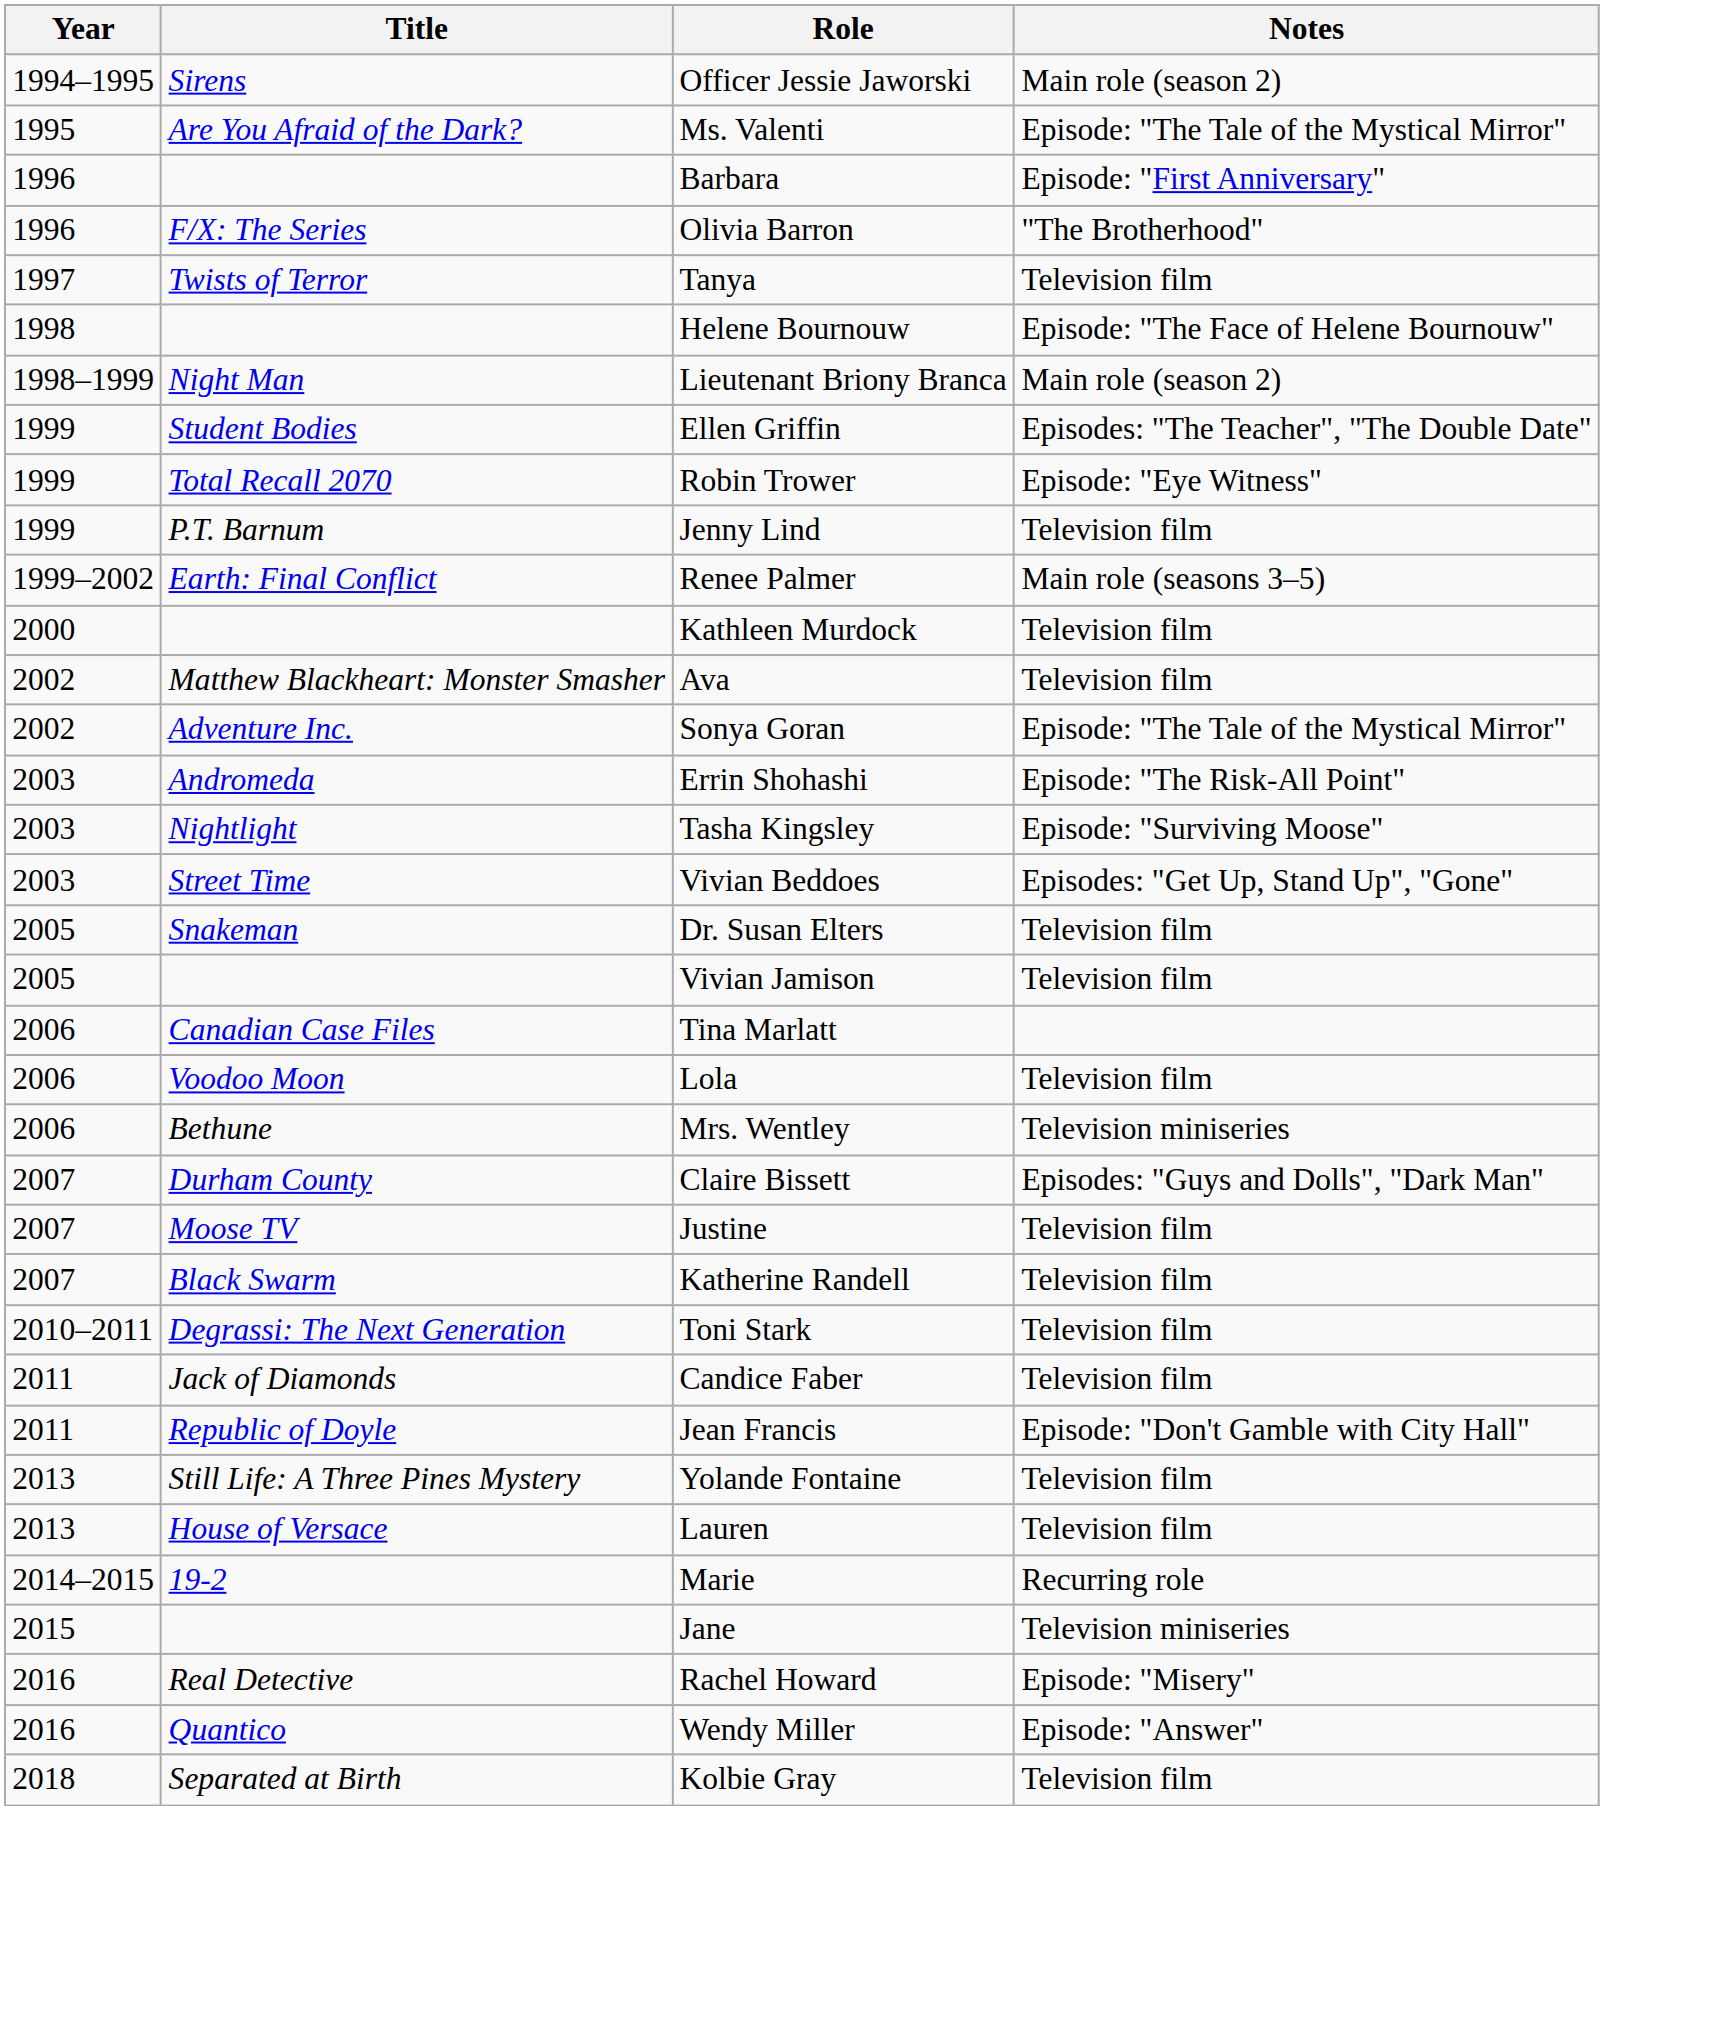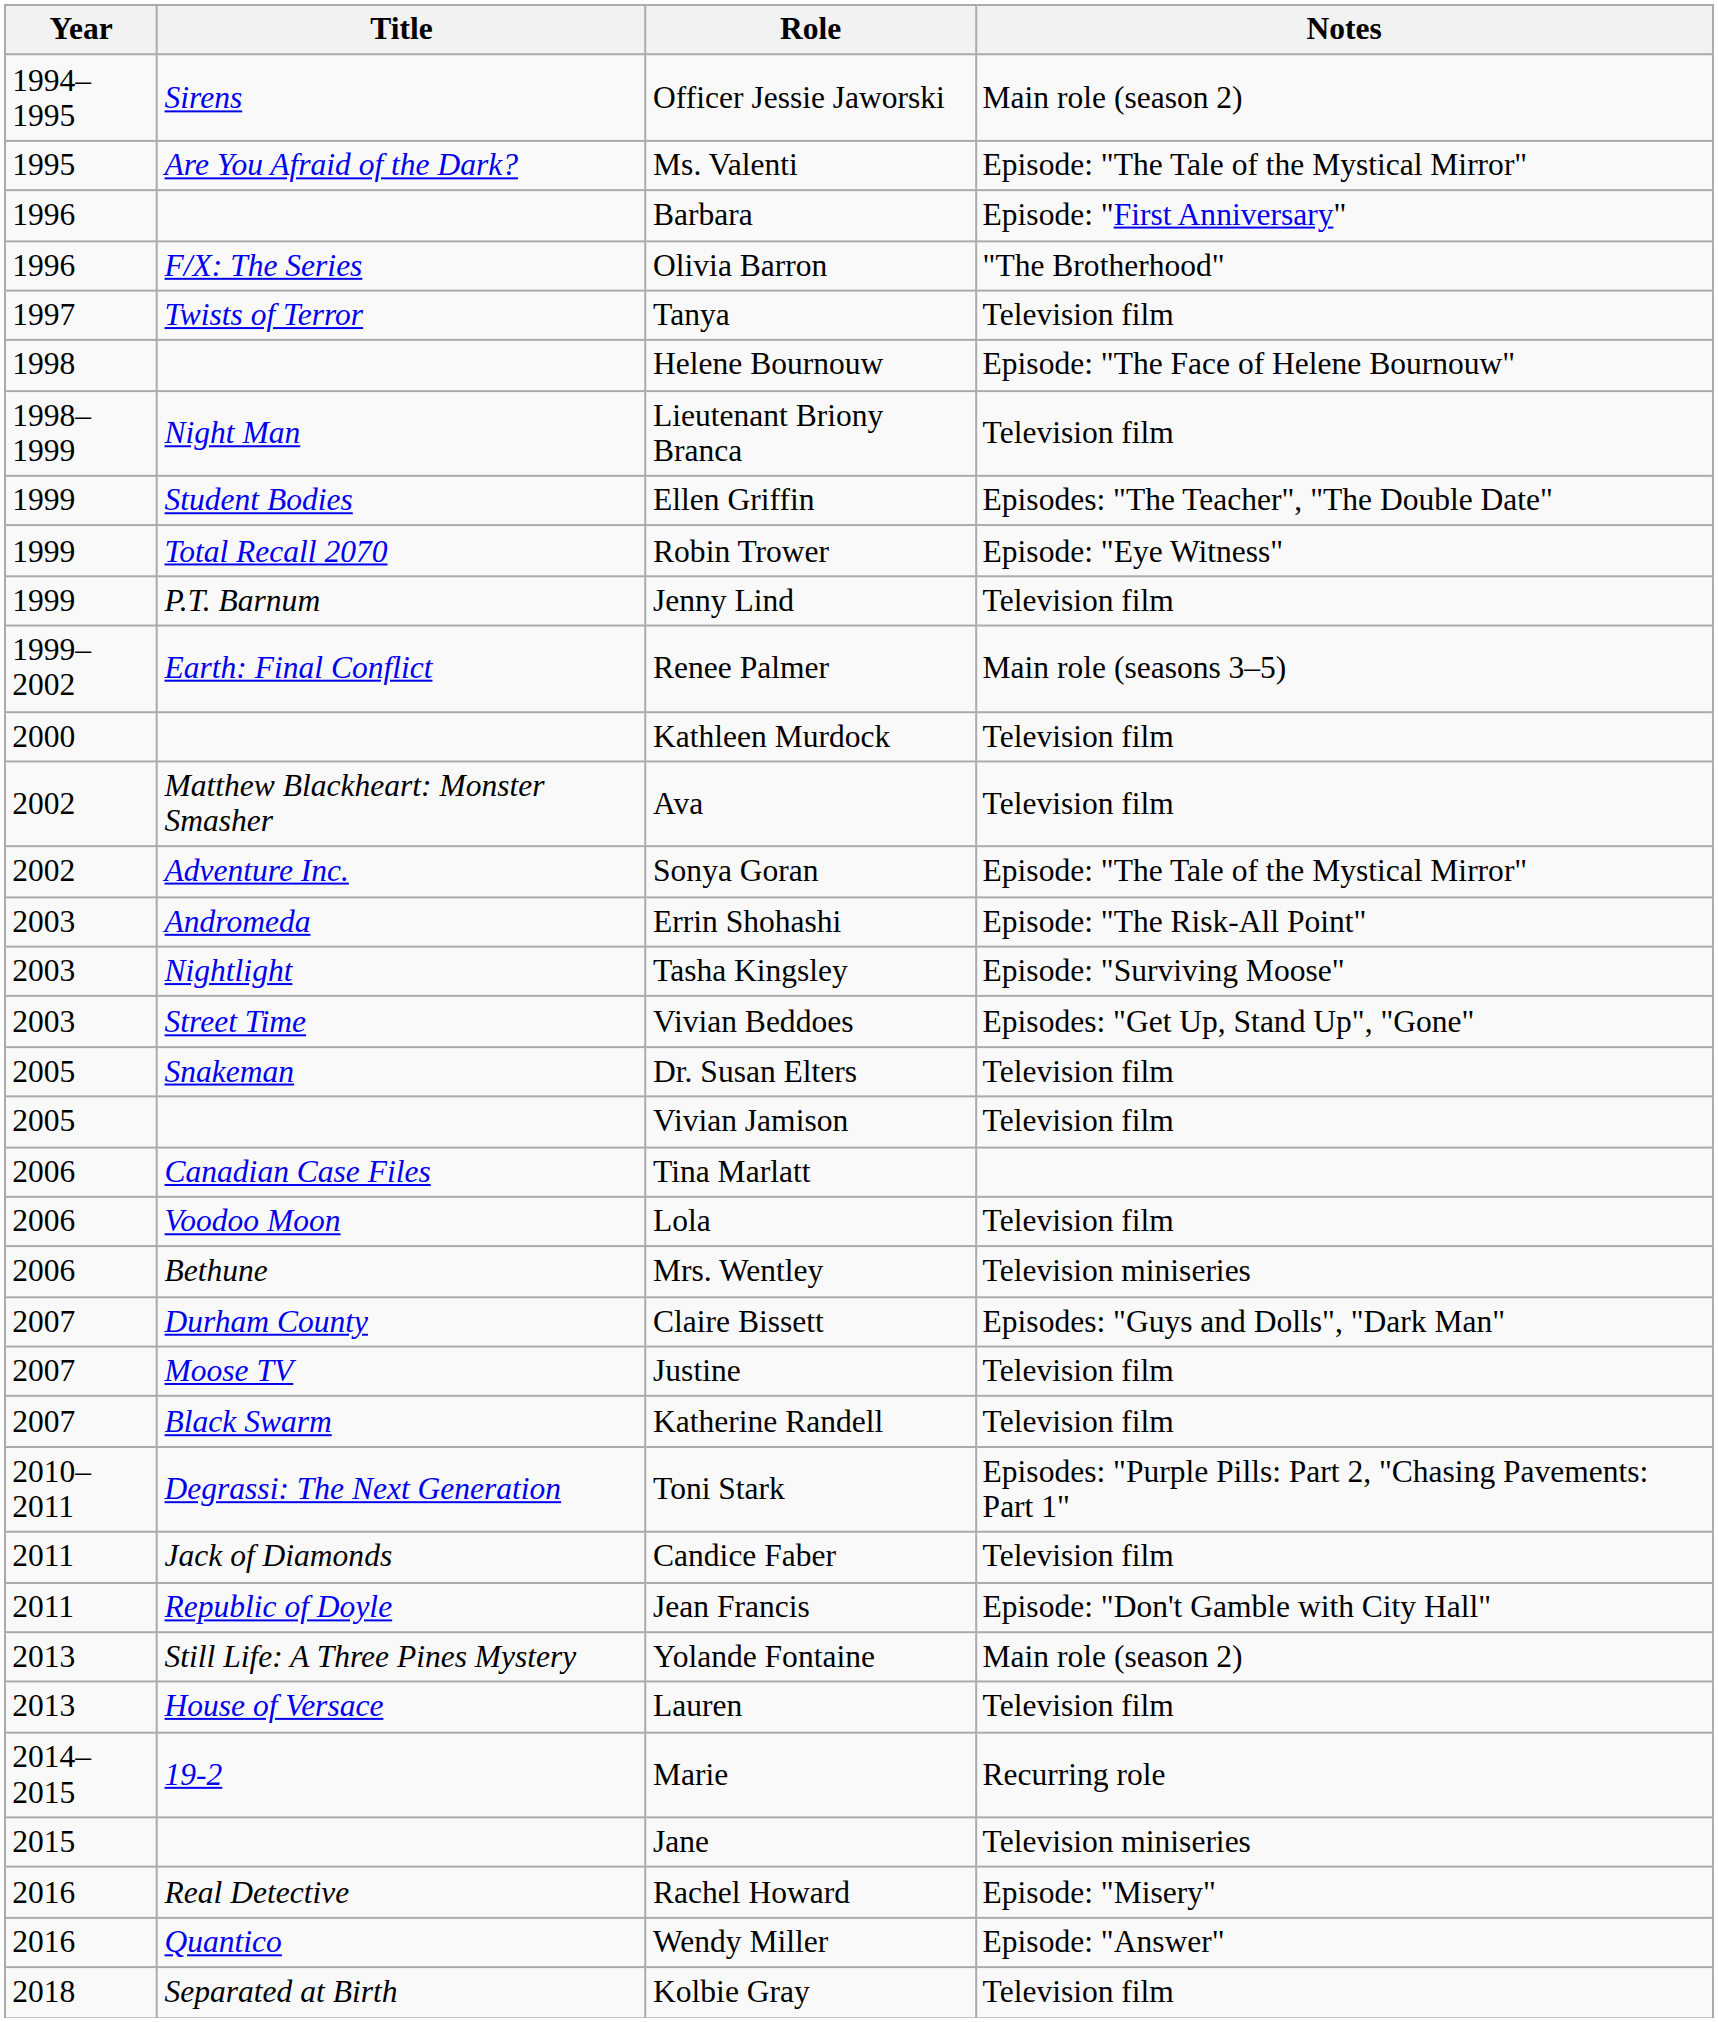(1151, 379) Main role (season 2) -> (1078, 432) Television film
(1117, 1329) Television film -> (1315, 1488) Episodes: "Purple Pills: Part 2, "Chasing Pavements: Part 1"
(1117, 1479) Television film -> (1113, 1656) Main role (season 2)
